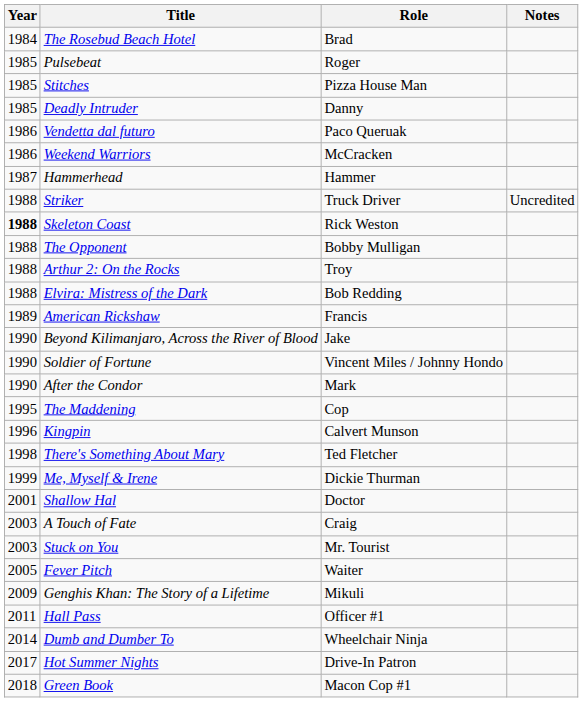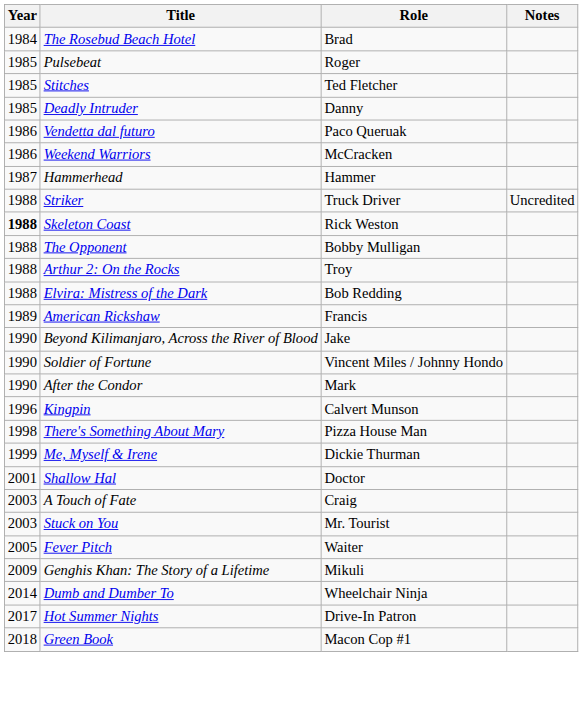(376, 85) Pizza House Man -> (361, 85) Ted Fletcher
- row: (90, 408)
(361, 454) Ted Fletcher -> (376, 431) Pizza House Man
- row: (72, 616)
